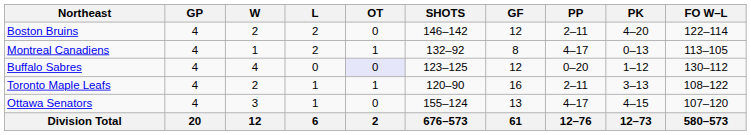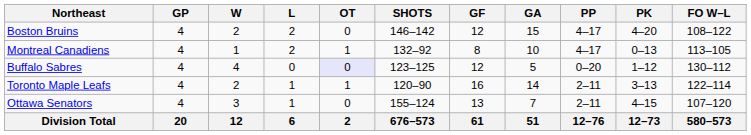+ column: (533, 13)
(576, 31) 2–11 -> (588, 31) 4–17
(706, 31) 122–114 -> (709, 31) 108–122
(706, 85) 108–122 -> (709, 85) 122–114
(576, 103) 4–17 -> (588, 103) 2–11
